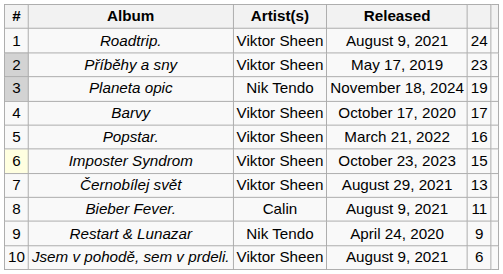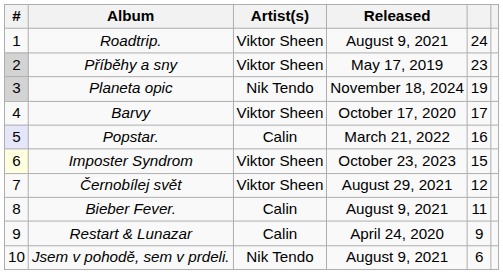(16, 137) no background -> (16, 137) lavender background
(280, 137) Viktor Sheen -> (280, 137) Calin
(479, 185) 13 -> (479, 185) 12
(280, 233) Nik Tendo -> (280, 233) Calin
(280, 257) Viktor Sheen -> (280, 257) Nik Tendo
